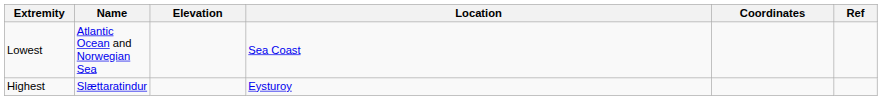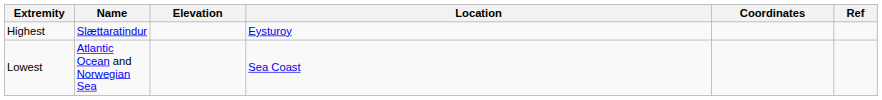rows swapped: (26, 86) <-> (25, 50)
